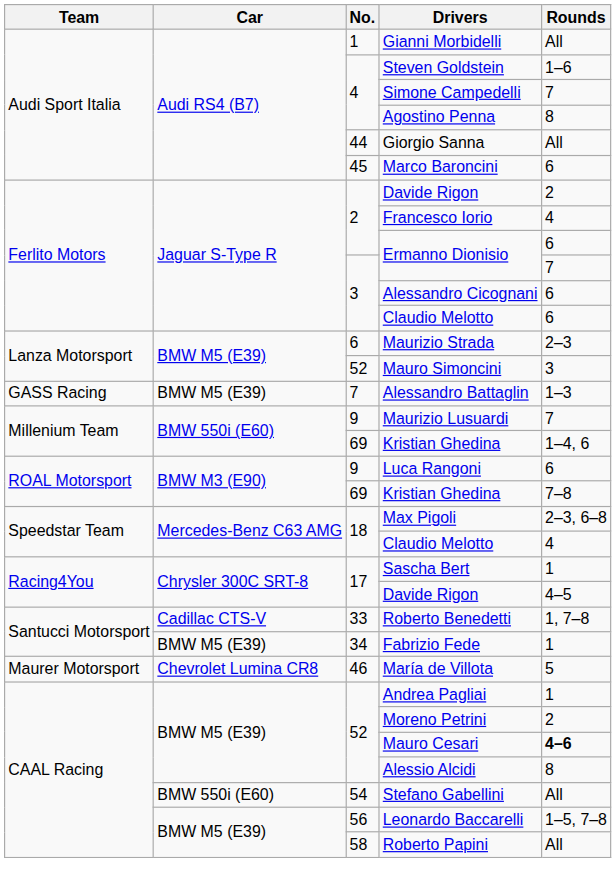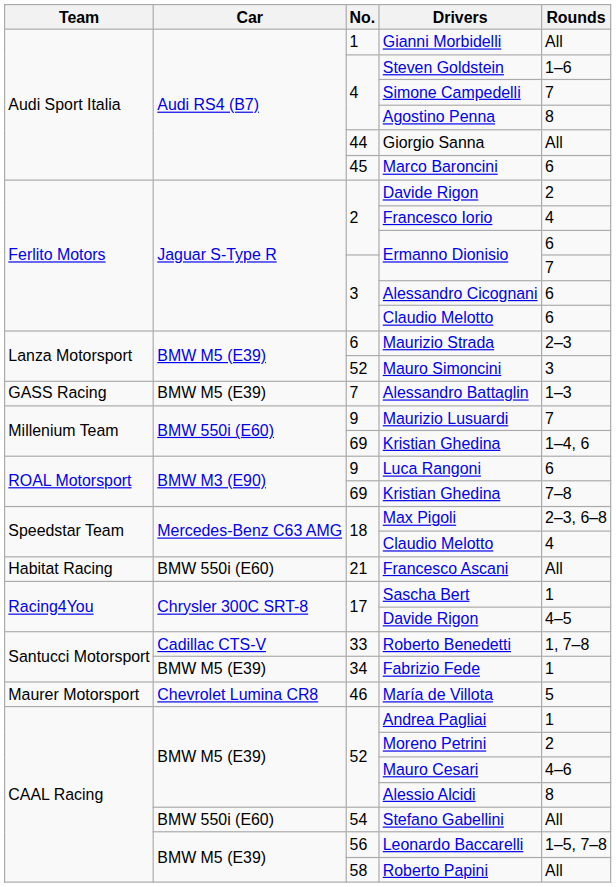+ row: (358, 569)
(558, 744) bold -> (558, 769) normal
